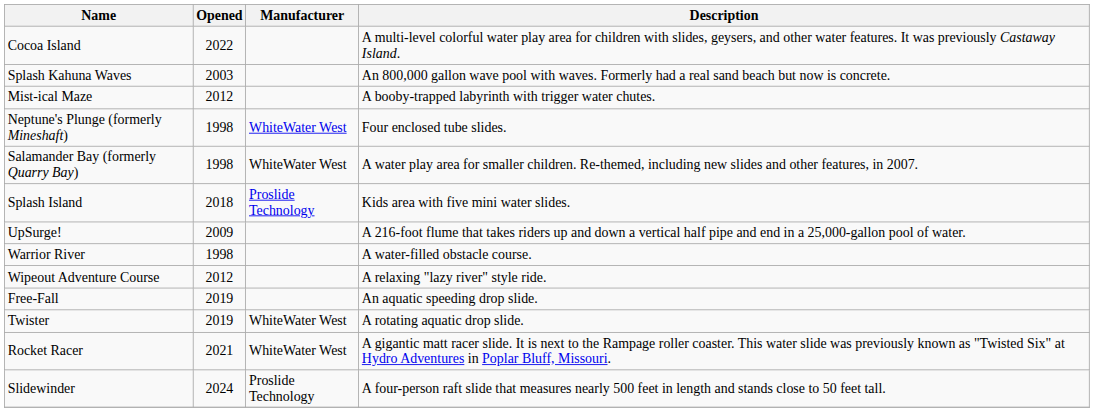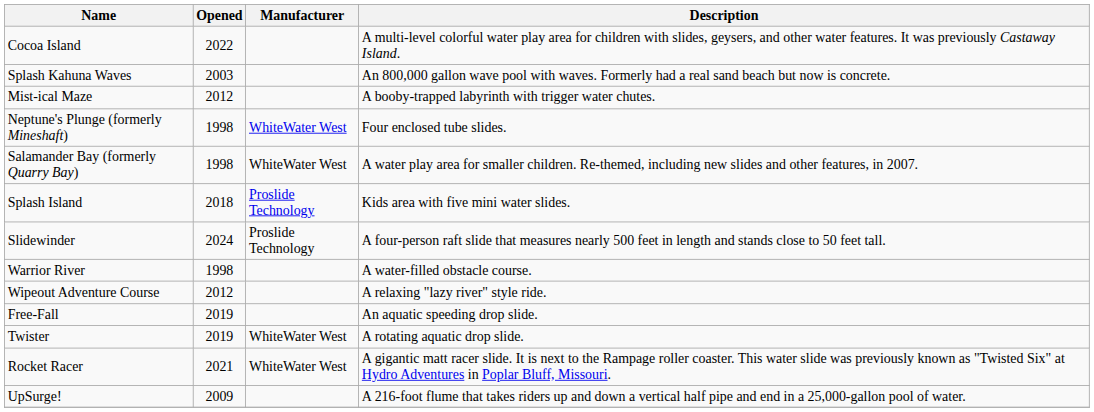rows swapped: (35, 232) <-> (41, 388)
